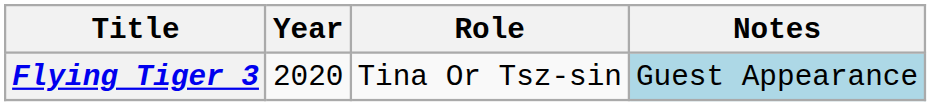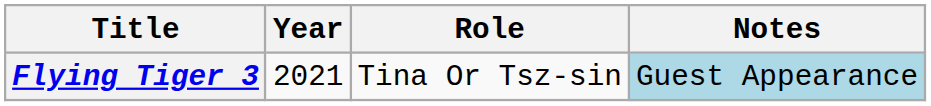(308, 77) 2020 -> (308, 77) 2021
